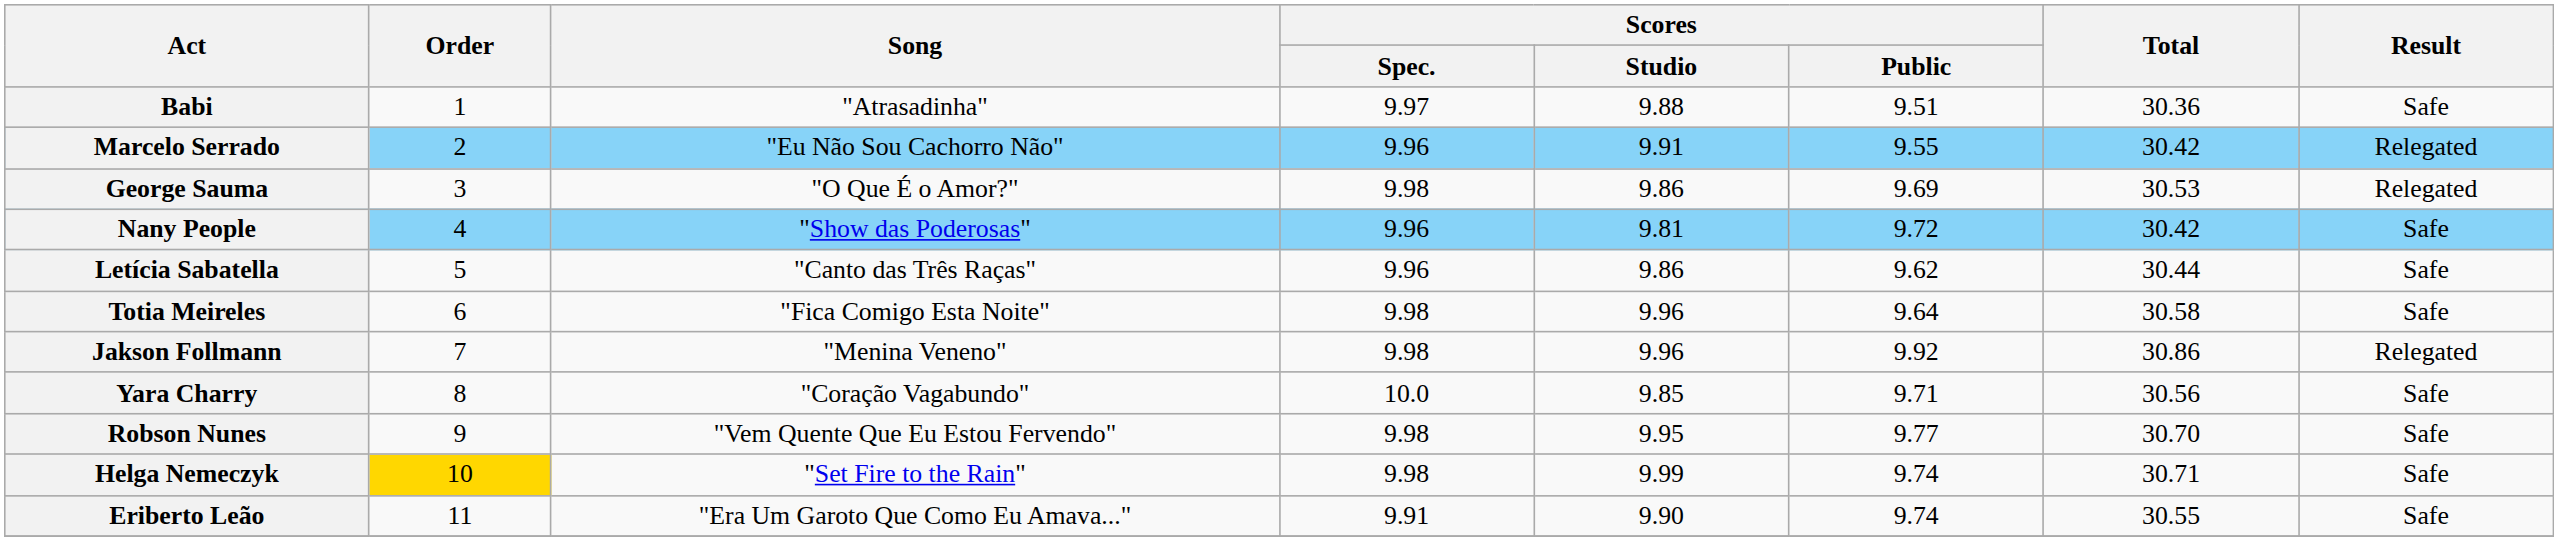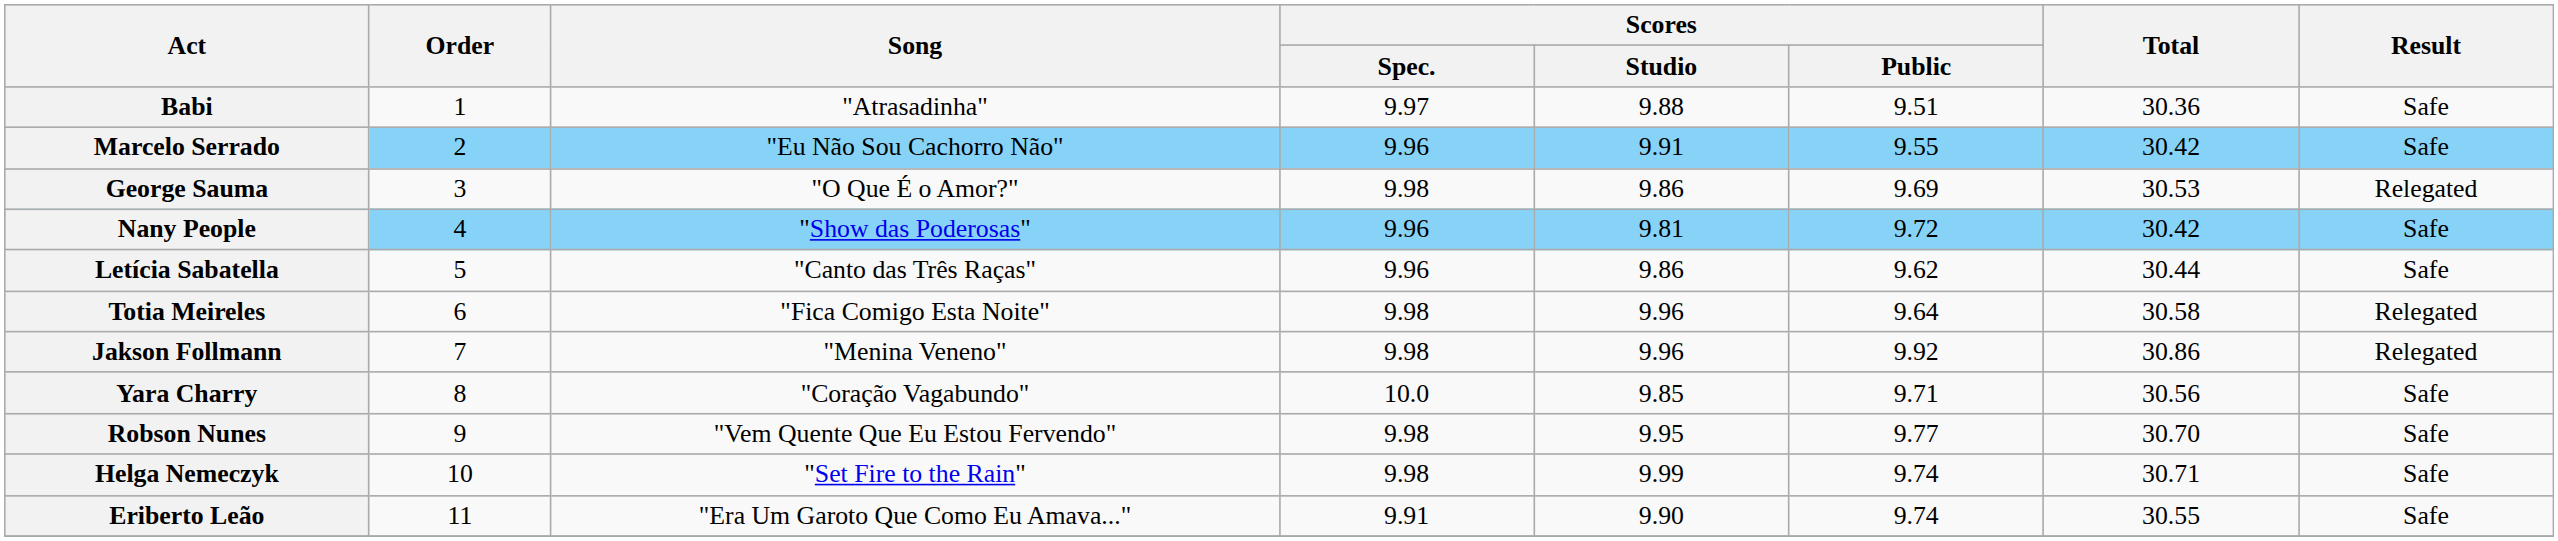(2426, 147) Relegated -> (2426, 147) Safe
(2426, 310) Safe -> (2426, 310) Relegated
(460, 474) gold background -> (460, 474) no background
